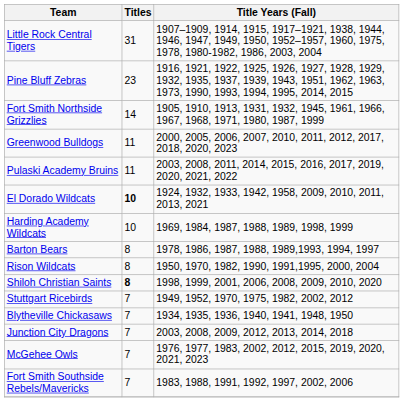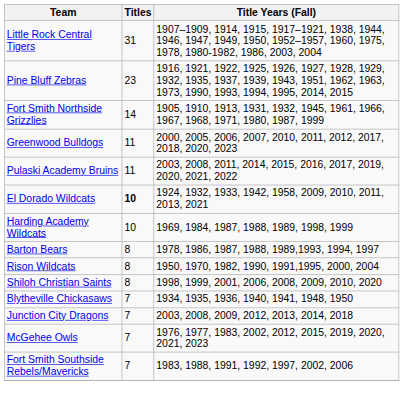(127, 282) bold -> (127, 282) normal
- row: (49, 299)
